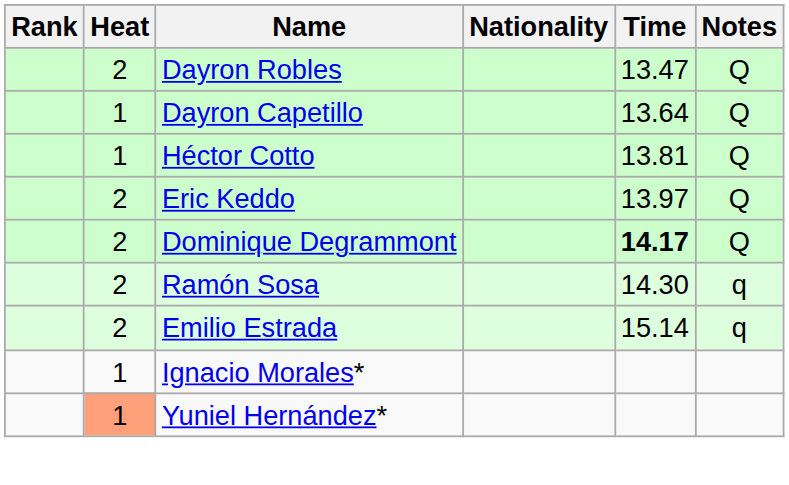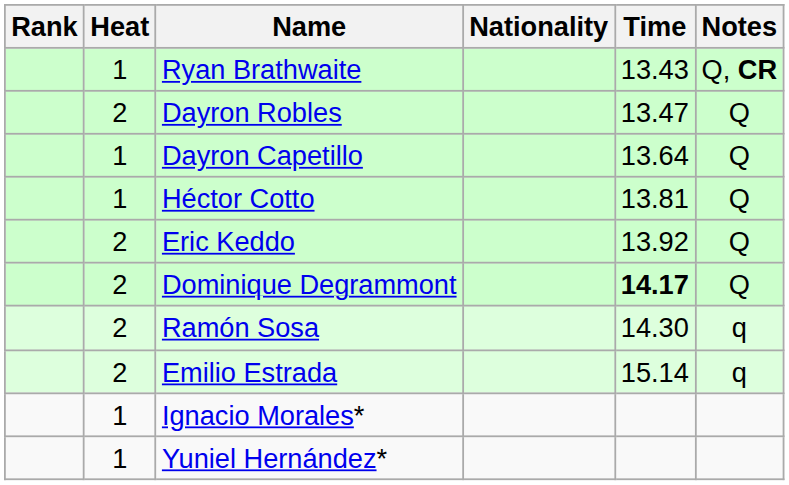+ row: (262, 70)
(655, 199) 13.97 -> (655, 242) 13.92
(120, 414) lightsalmon background -> (120, 457) no background
